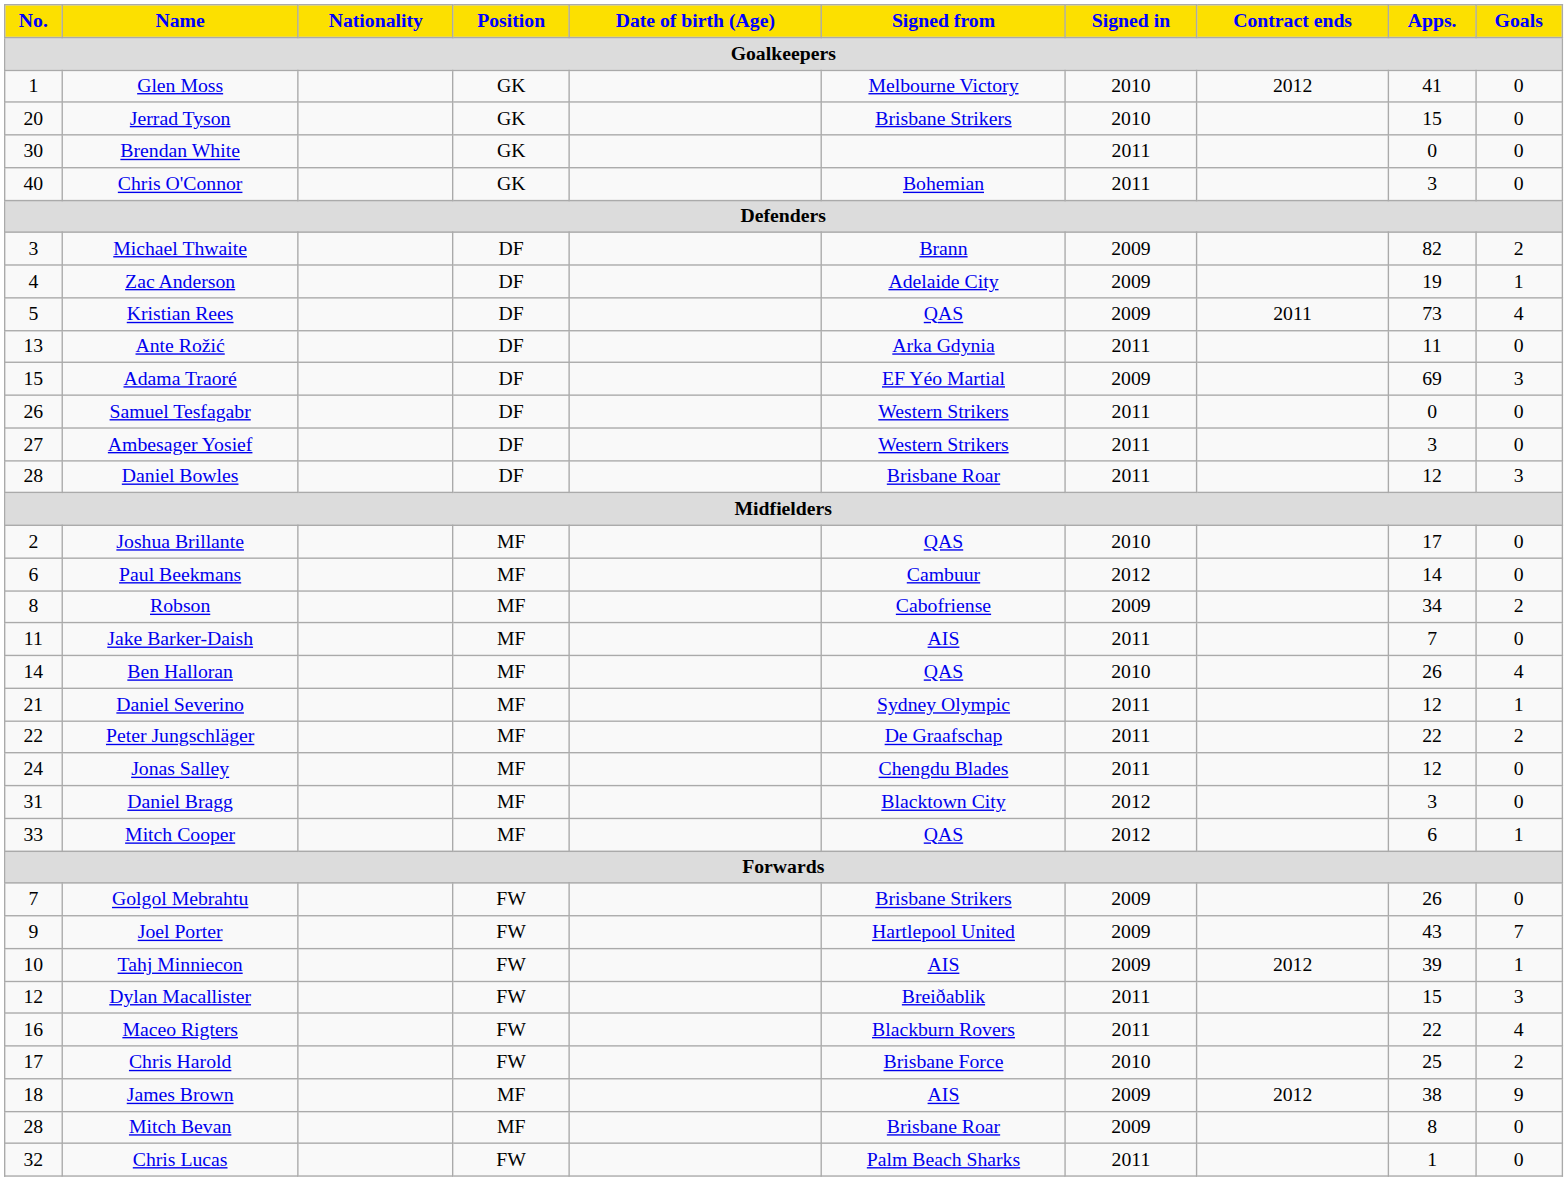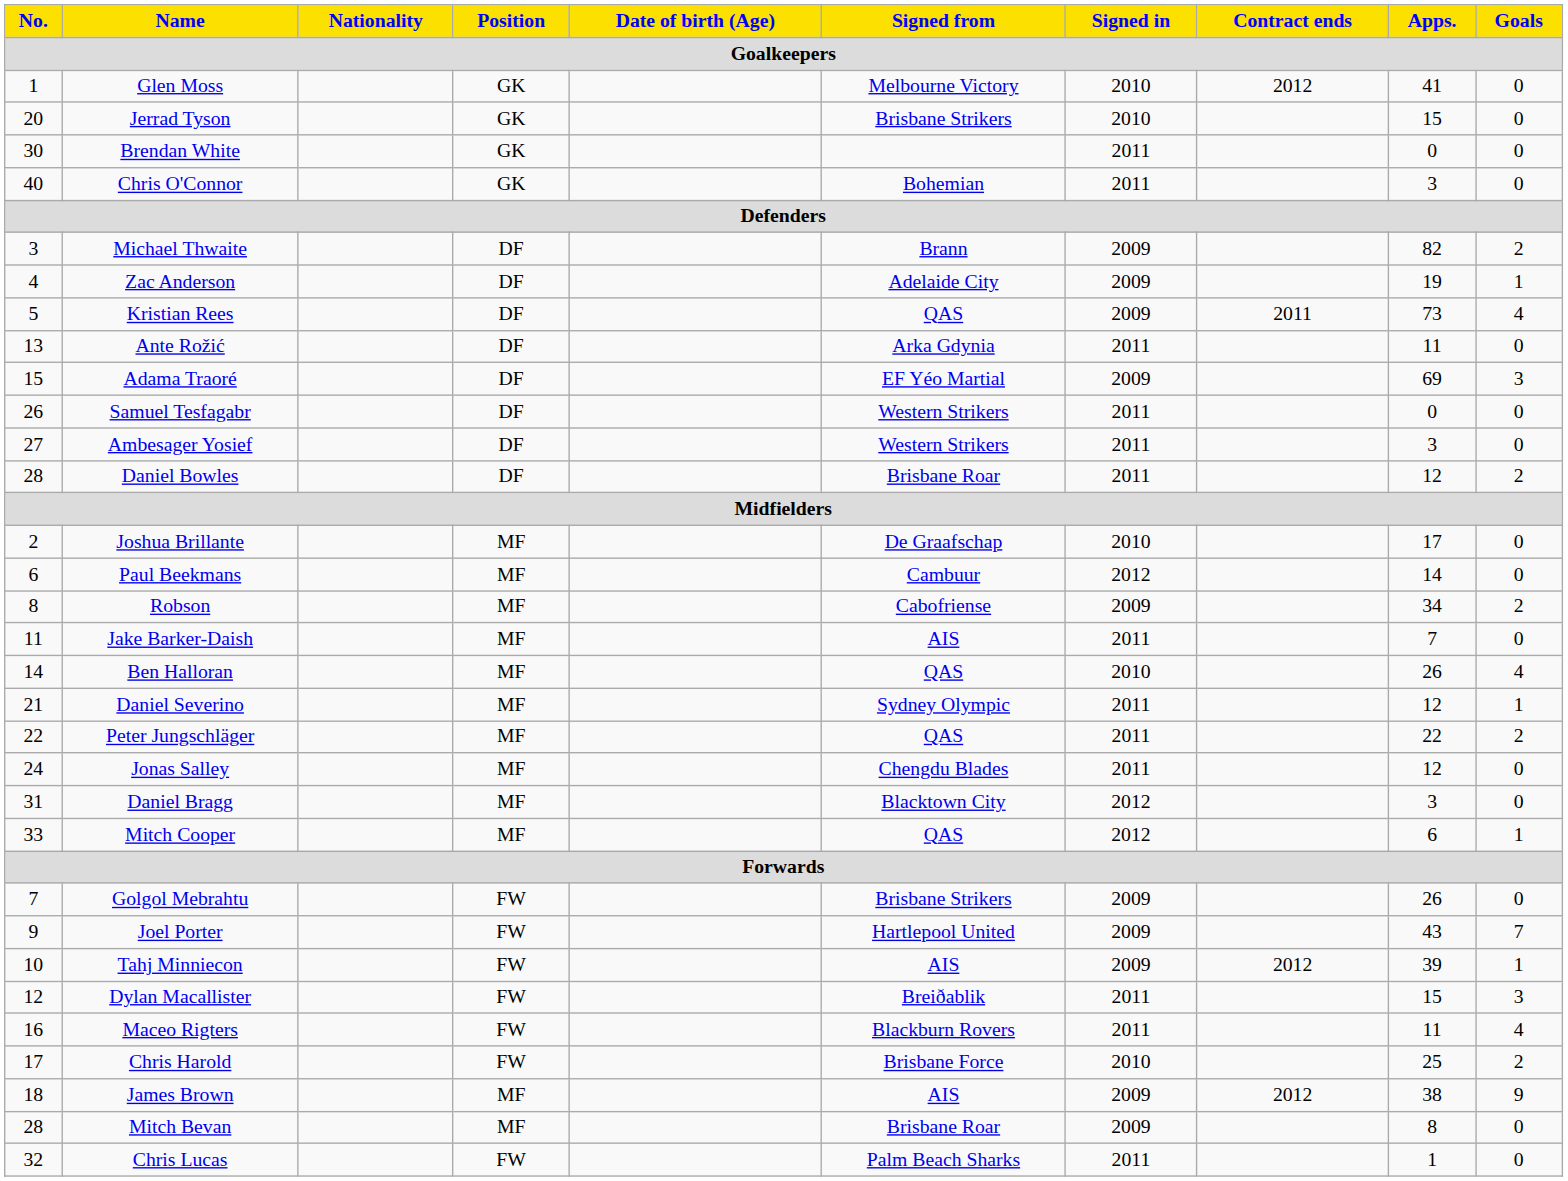(1519, 476) 3 -> (1519, 476) 2
(943, 541) QAS -> (943, 541) De Graafschap
(943, 736) De Graafschap -> (943, 736) QAS
(1432, 1029) 22 -> (1432, 1029) 11
